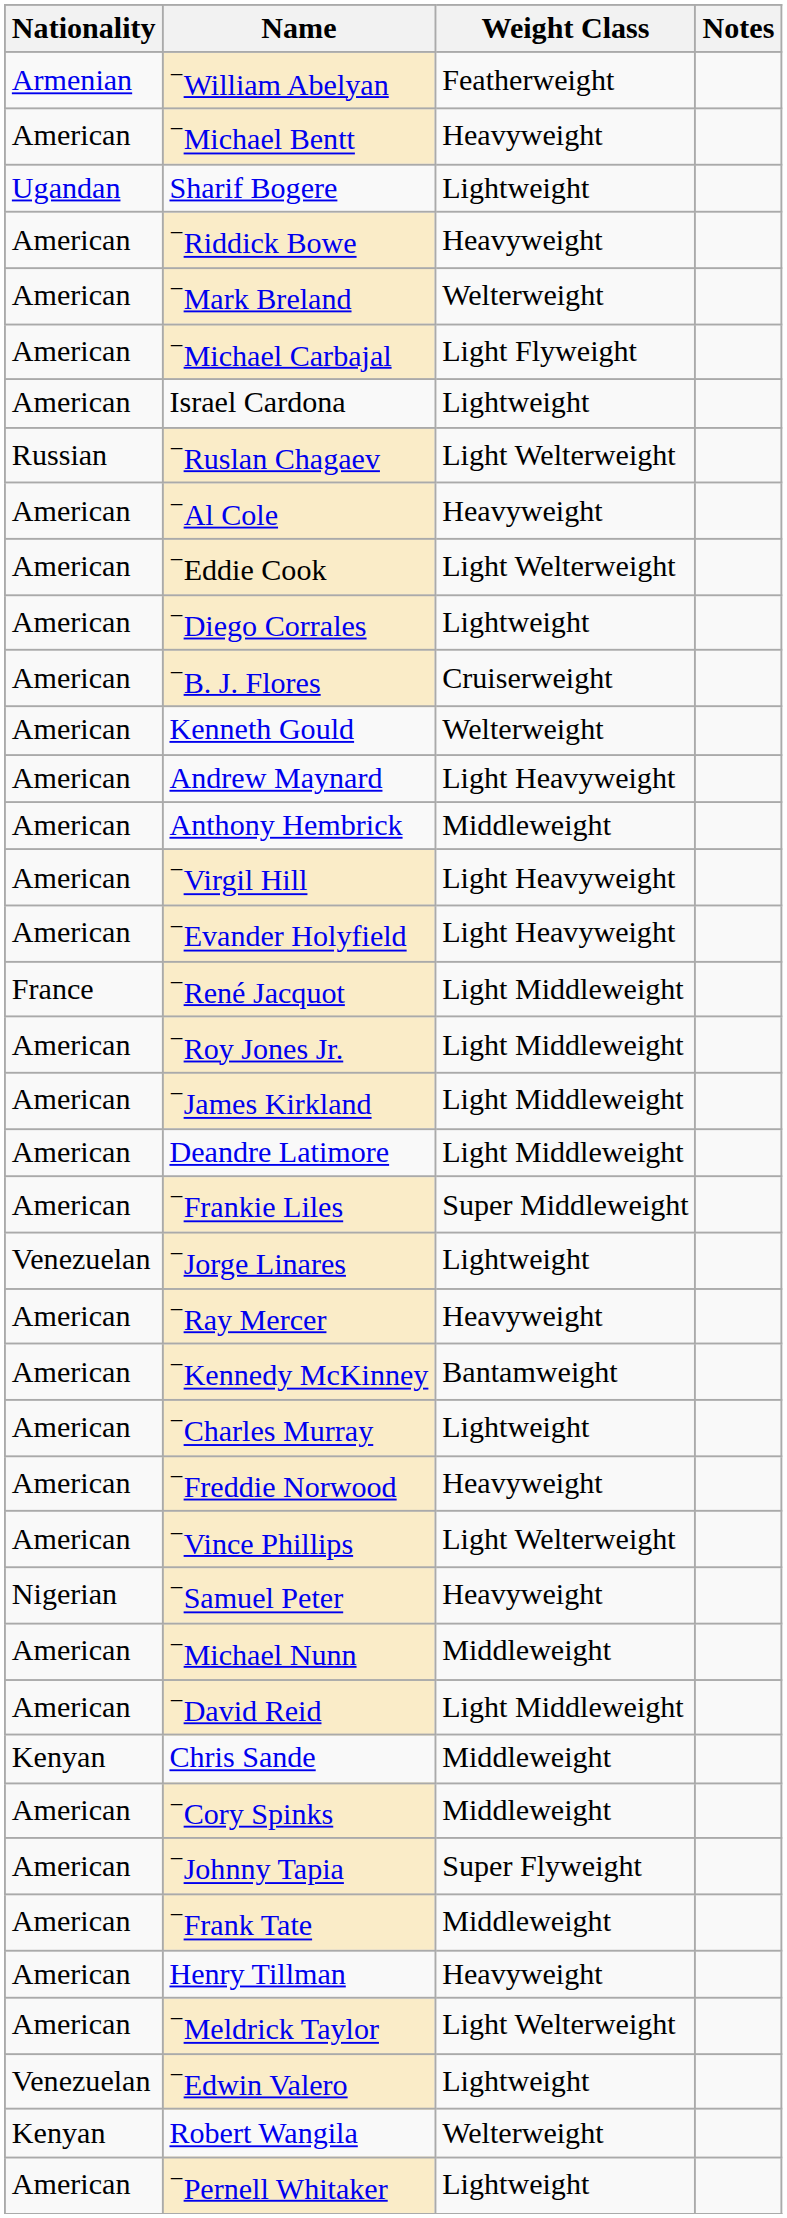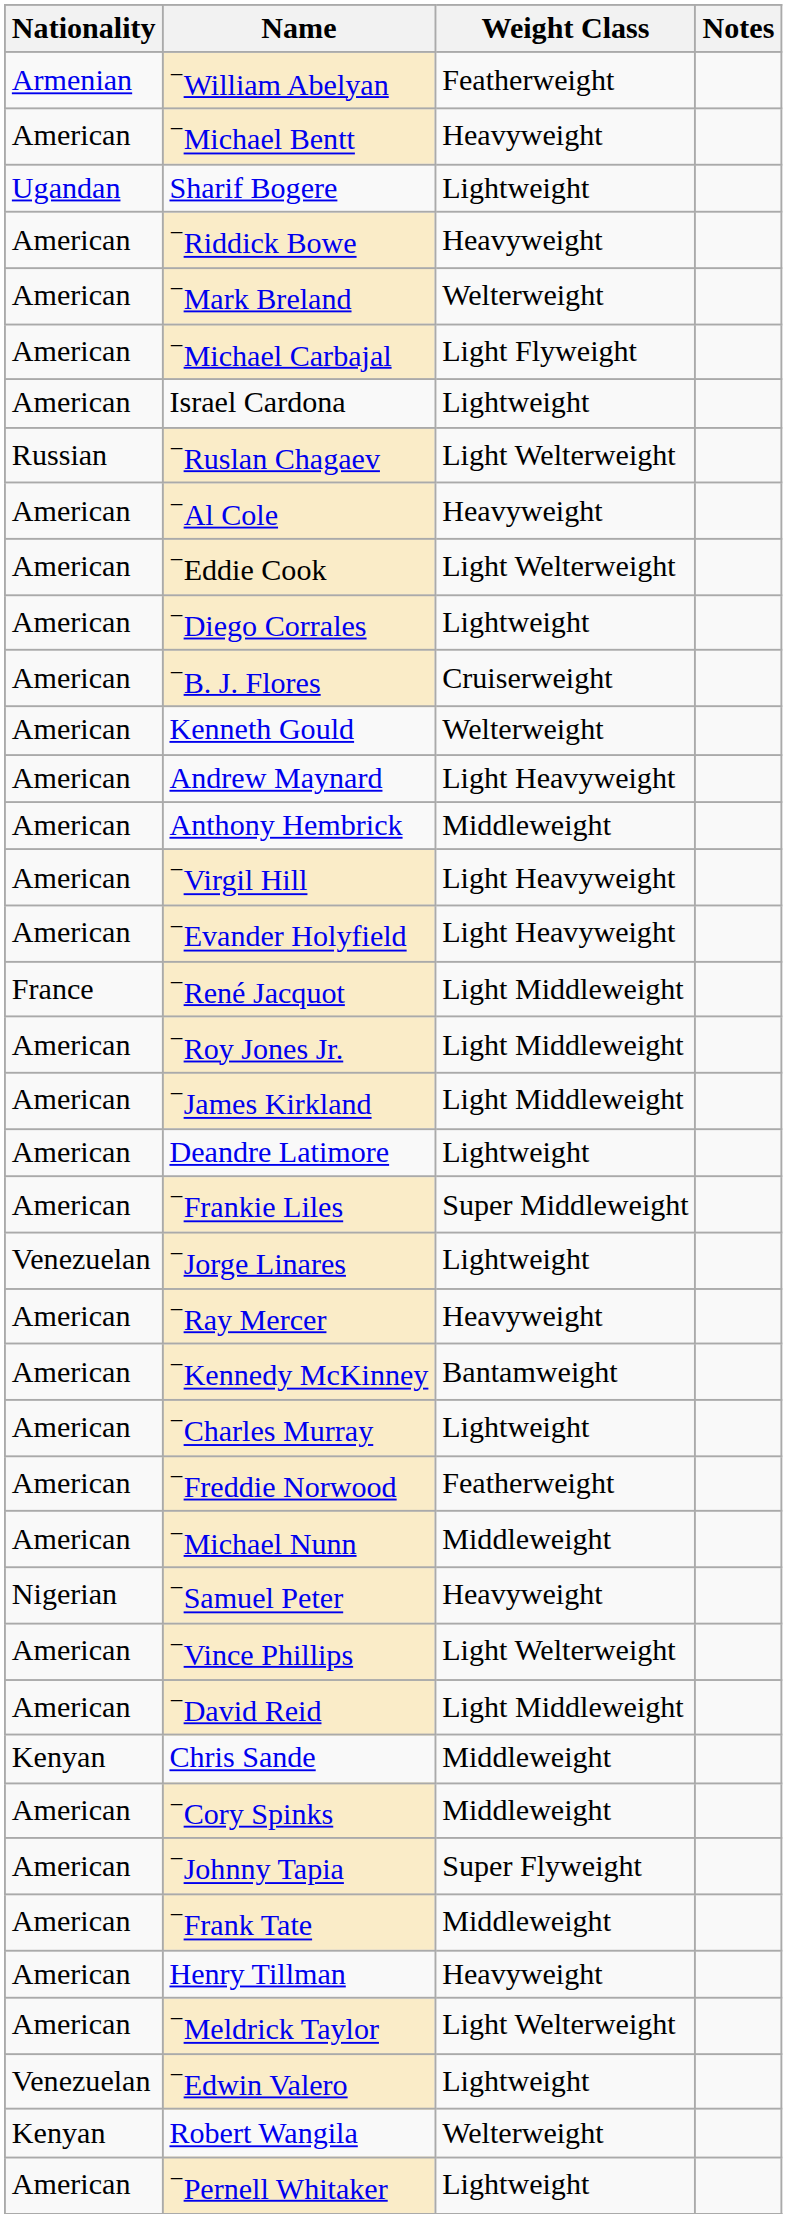(563, 1152) Light Middleweight -> (516, 1152) Lightweight
(522, 1483) Heavyweight -> (528, 1483) Featherweight
rows swapped: (263, 1650) <-> (261, 1539)
